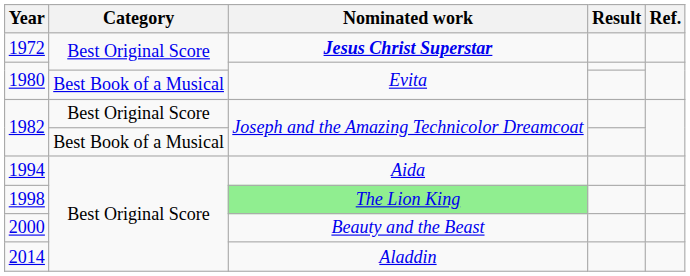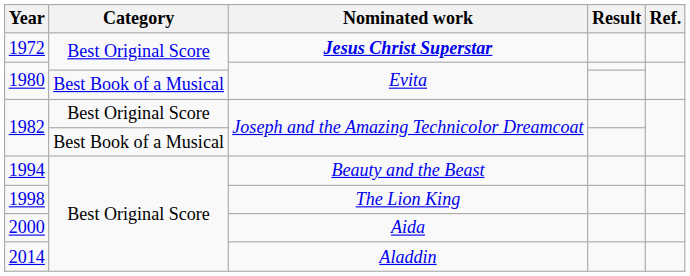(408, 170) Aida -> (408, 170) Beauty and the Beast
(408, 199) lightgreen background -> (408, 199) no background
(408, 227) Beauty and the Beast -> (408, 227) Aida
